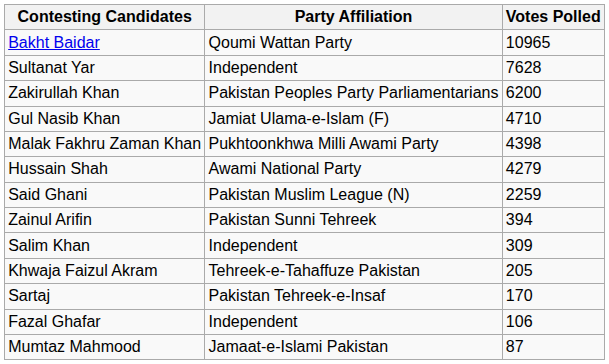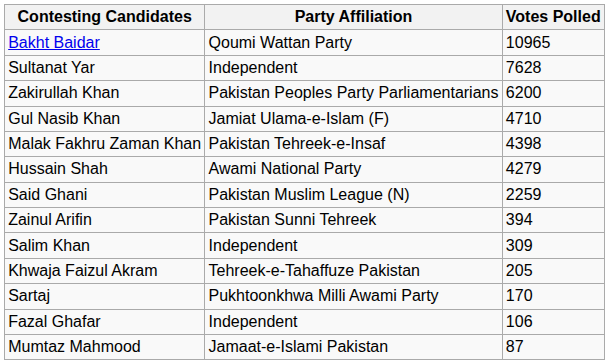(324, 144) Pukhtoonkhwa Milli Awami Party -> (297, 144) Pakistan Tehreek-e-Insaf
(297, 296) Pakistan Tehreek-e-Insaf -> (324, 296) Pukhtoonkhwa Milli Awami Party
